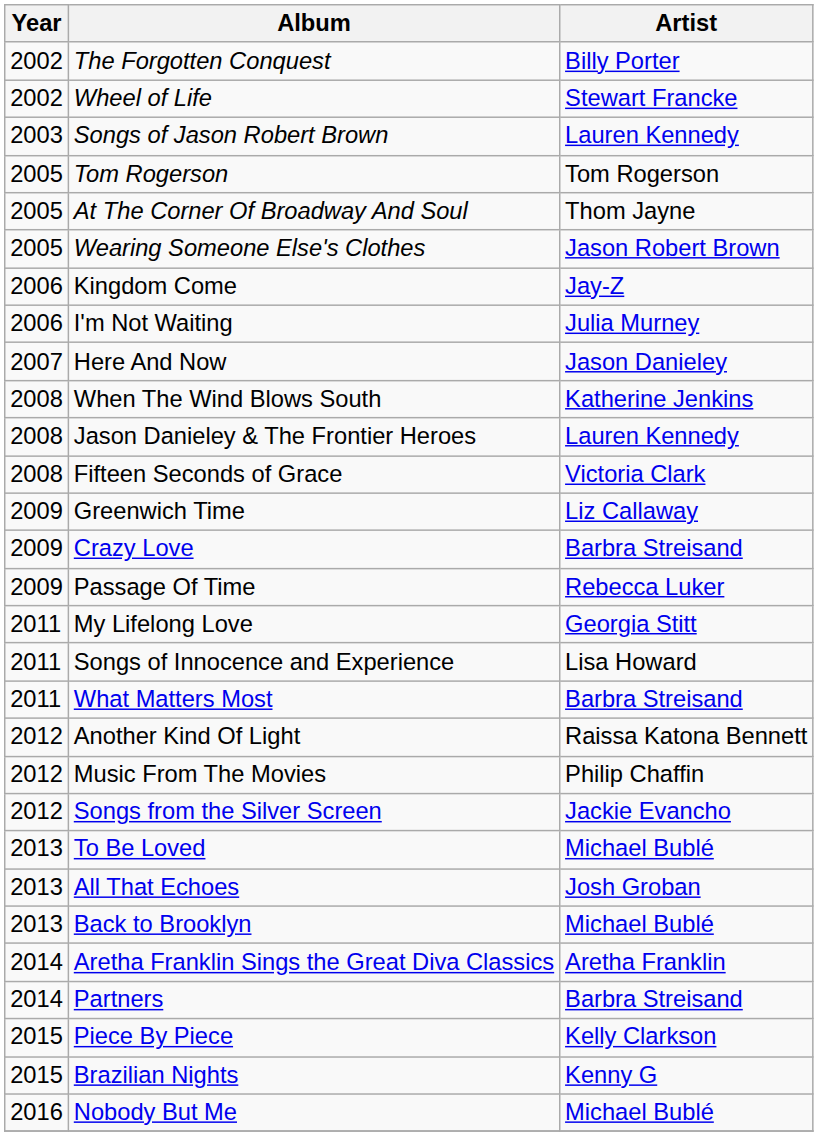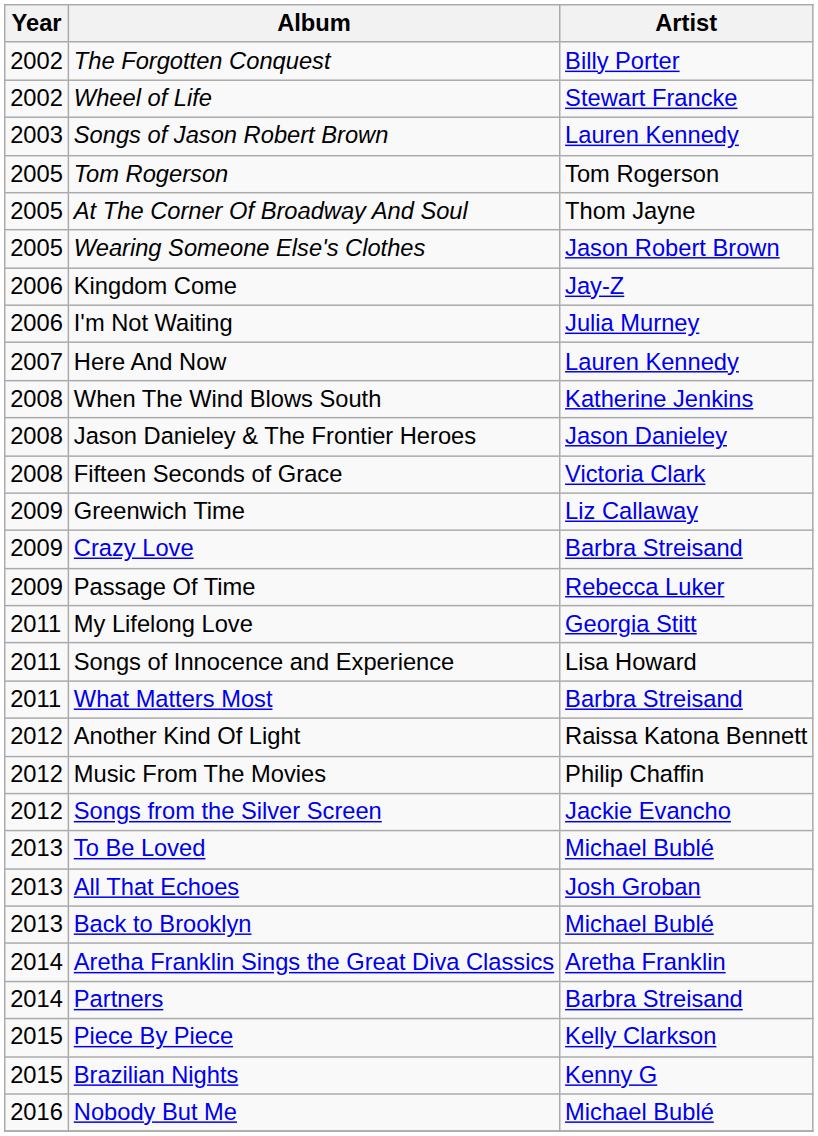(646, 361) Jason Danieley -> (652, 361) Lauren Kennedy
(652, 436) Lauren Kennedy -> (646, 436) Jason Danieley
